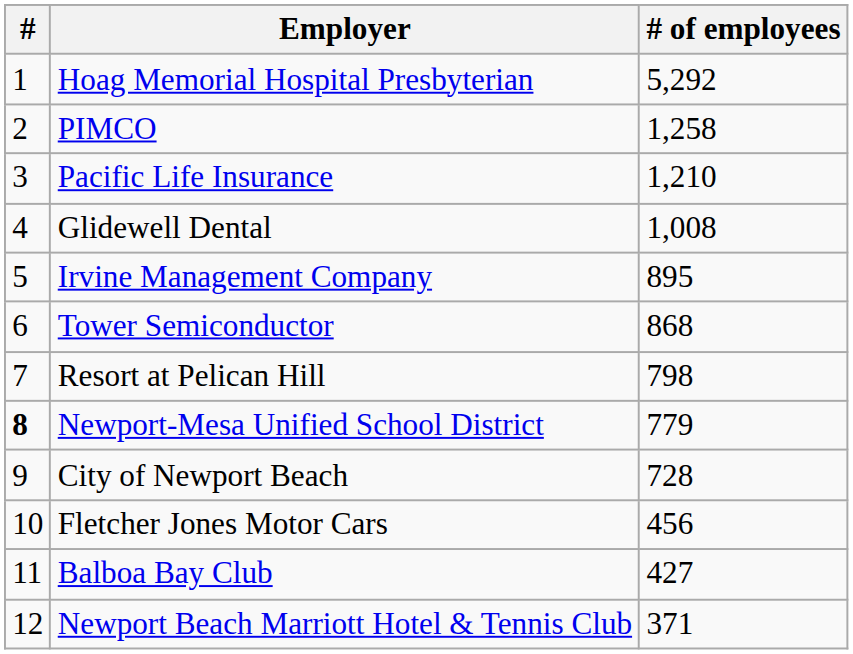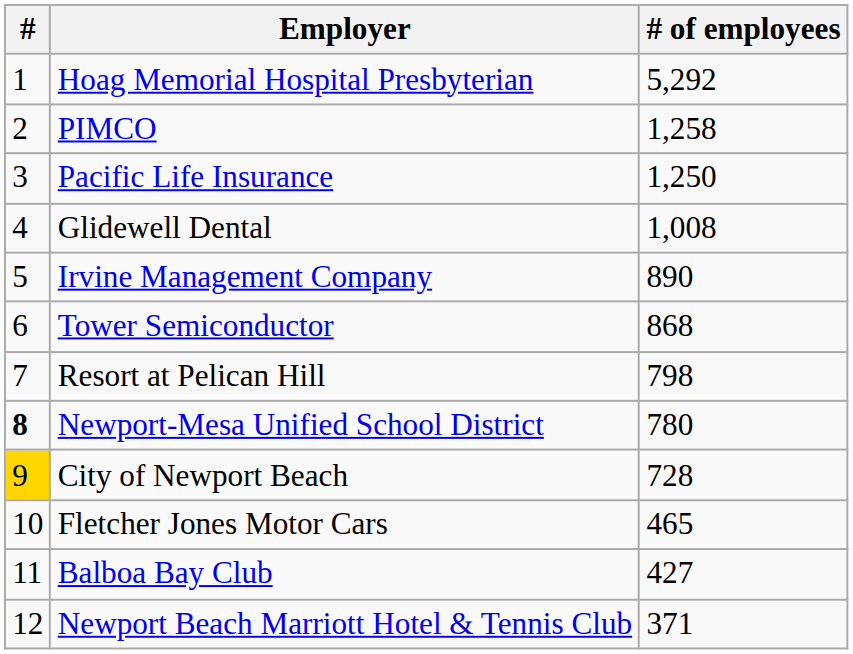(682, 177) 1,210 -> (682, 177) 1,250
(670, 276) 895 -> (670, 276) 890
(670, 425) 779 -> (670, 425) 780
(20, 474) no background -> (20, 474) gold background
(670, 524) 456 -> (670, 524) 465
